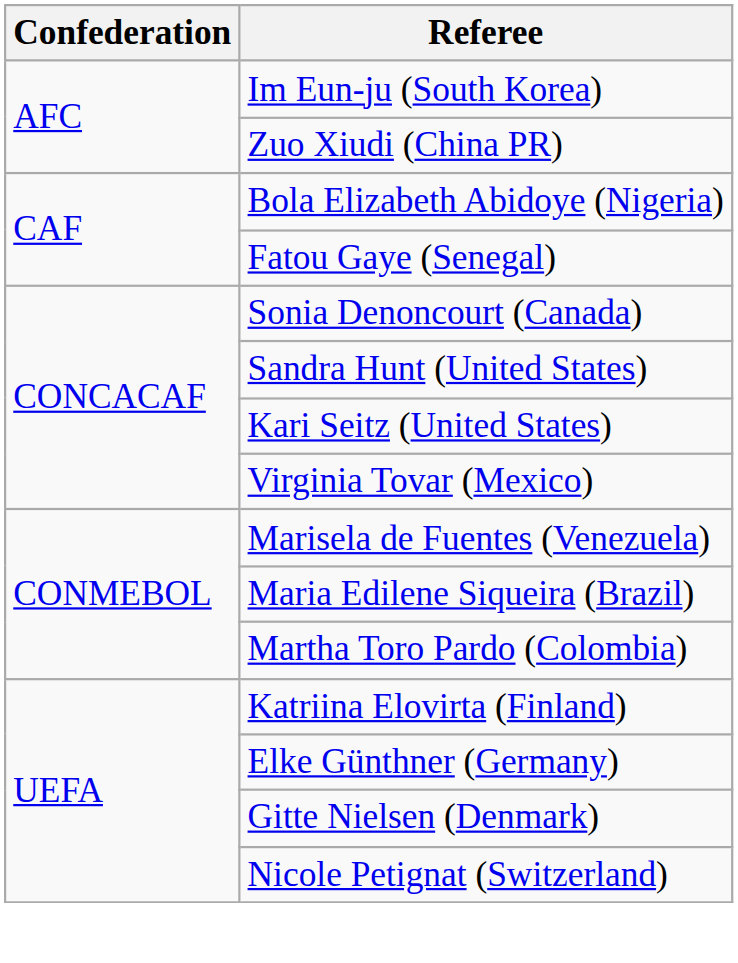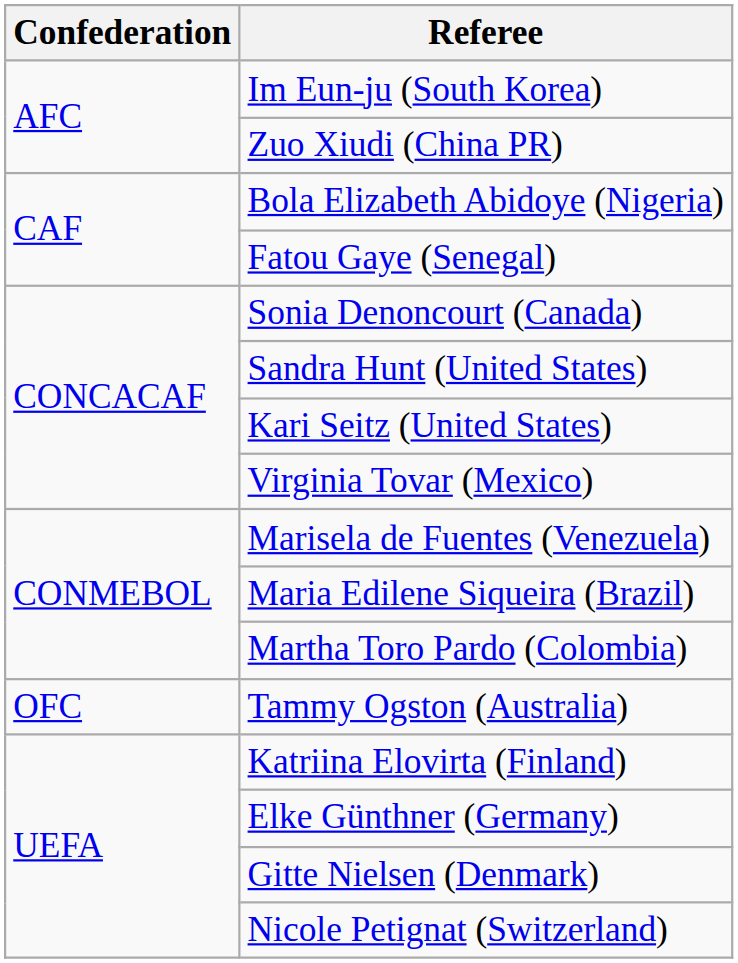+ row: (438, 705)
